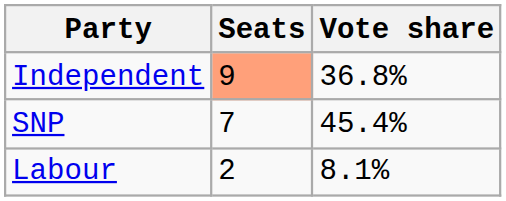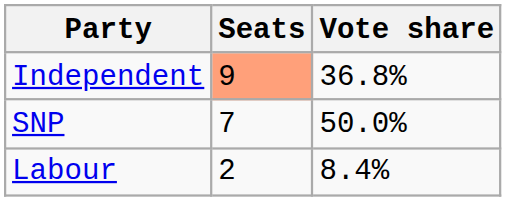(363, 124) 45.4% -> (363, 124) 50.0%
(354, 171) 8.1% -> (354, 171) 8.4%
